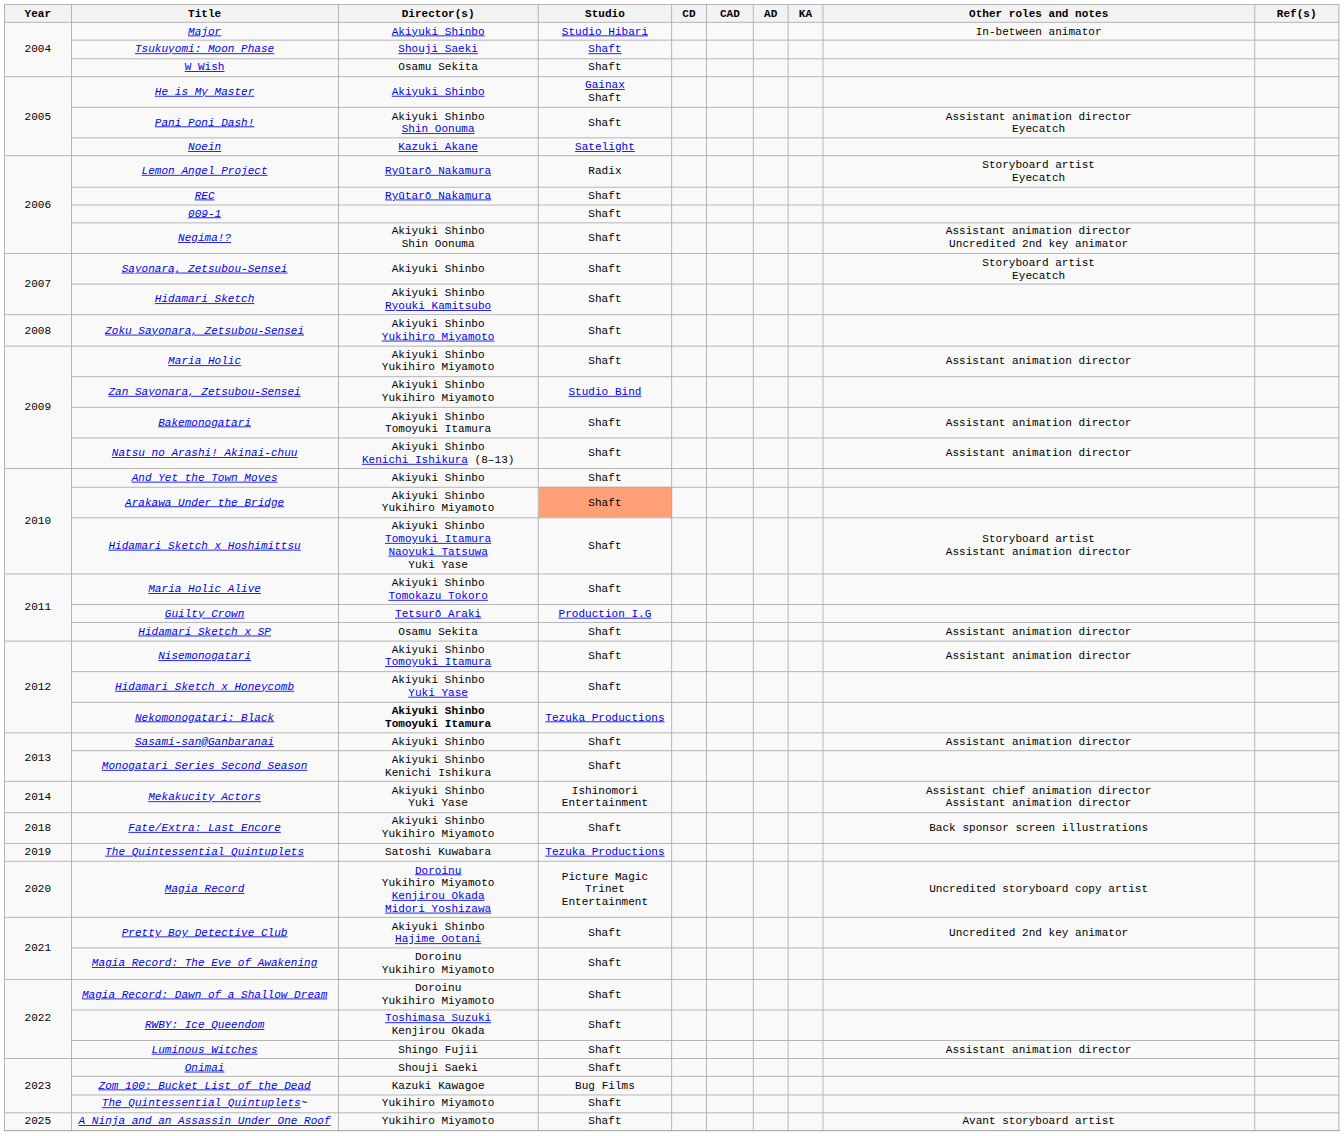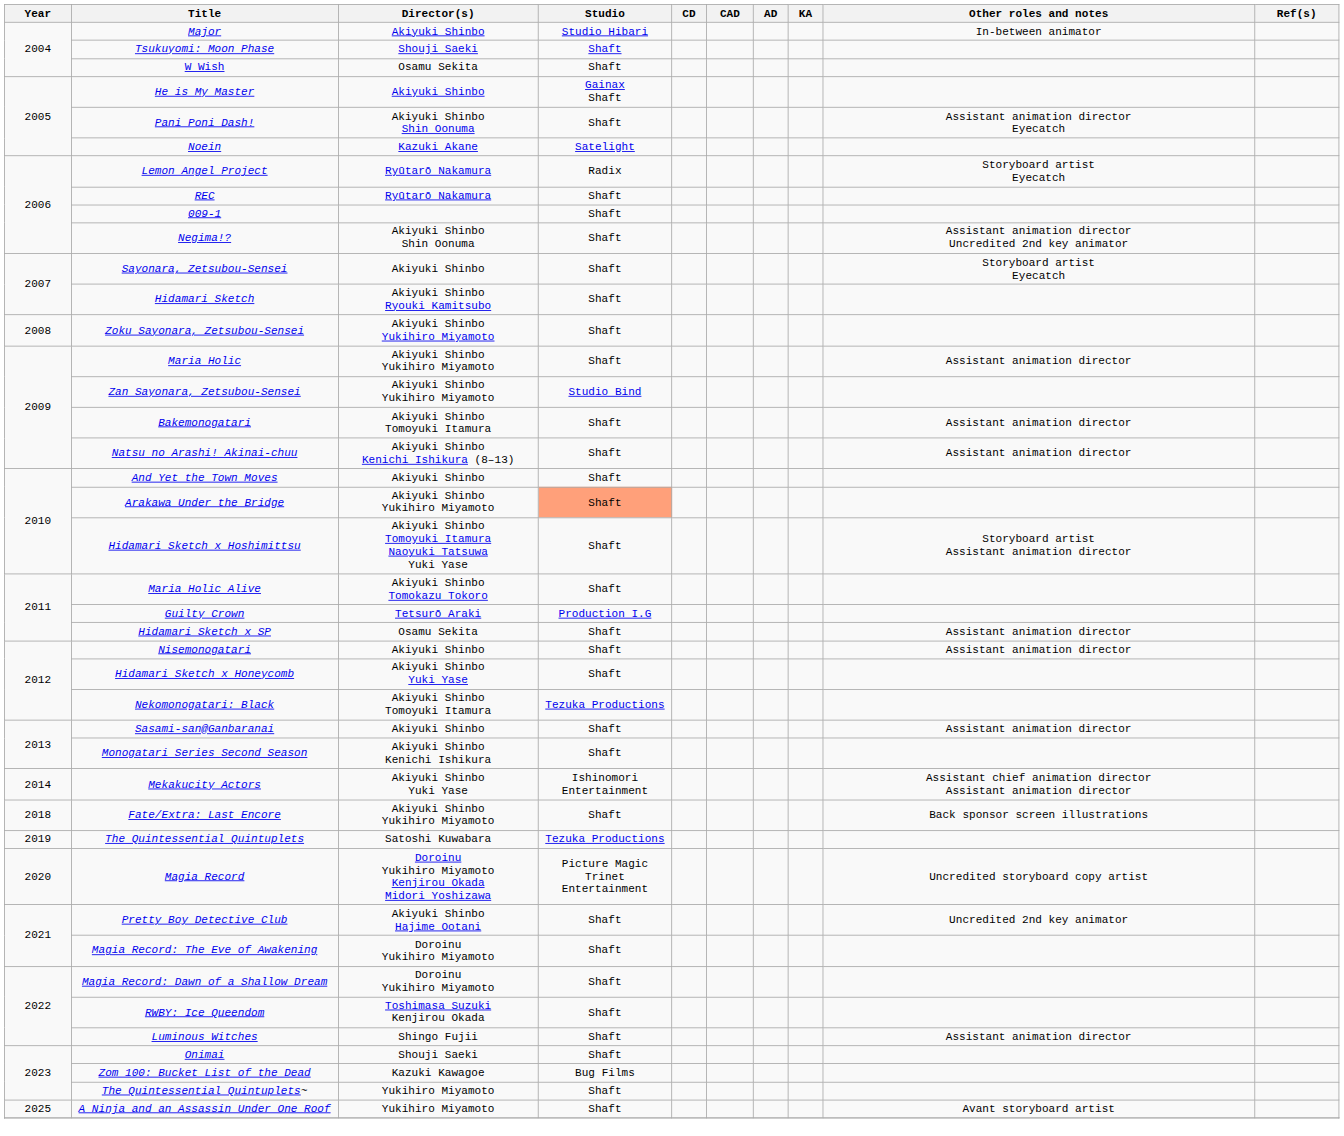(438, 656) Akiyuki Shinbo Tomoyuki Itamura -> (438, 650) Akiyuki Shinbo
(438, 718) bold -> (438, 705) normal
